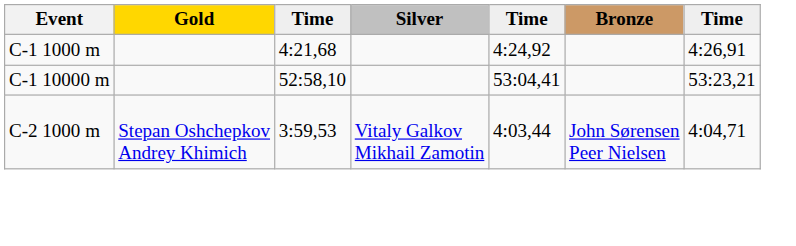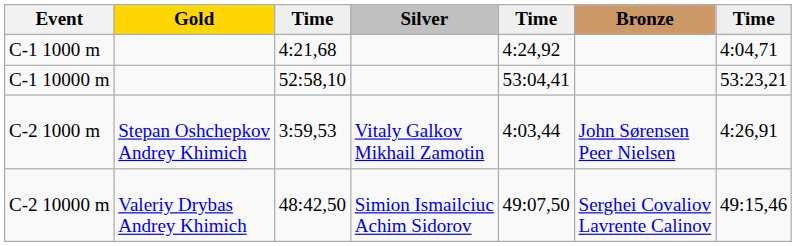(717, 49) 4:26,91 -> (749, 49) 4:04,71
(717, 131) 4:04,71 -> (749, 131) 4:26,91
+ row: (59, 204)
